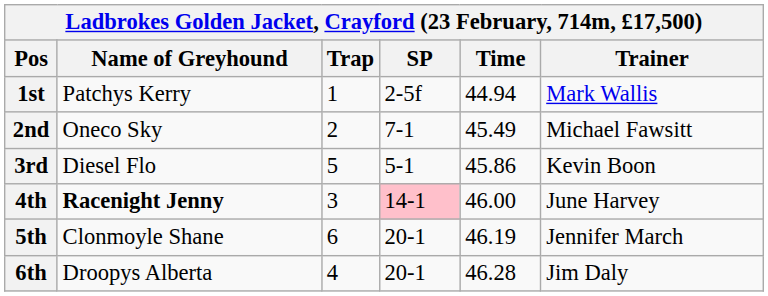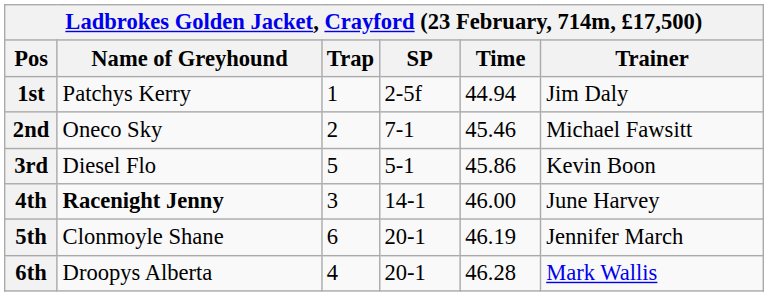(602, 93) Mark Wallis -> (587, 93) Jim Daly
(491, 129) 45.49 -> (491, 129) 45.46
(405, 201) pink background -> (405, 201) no background
(587, 272) Jim Daly -> (602, 272) Mark Wallis
